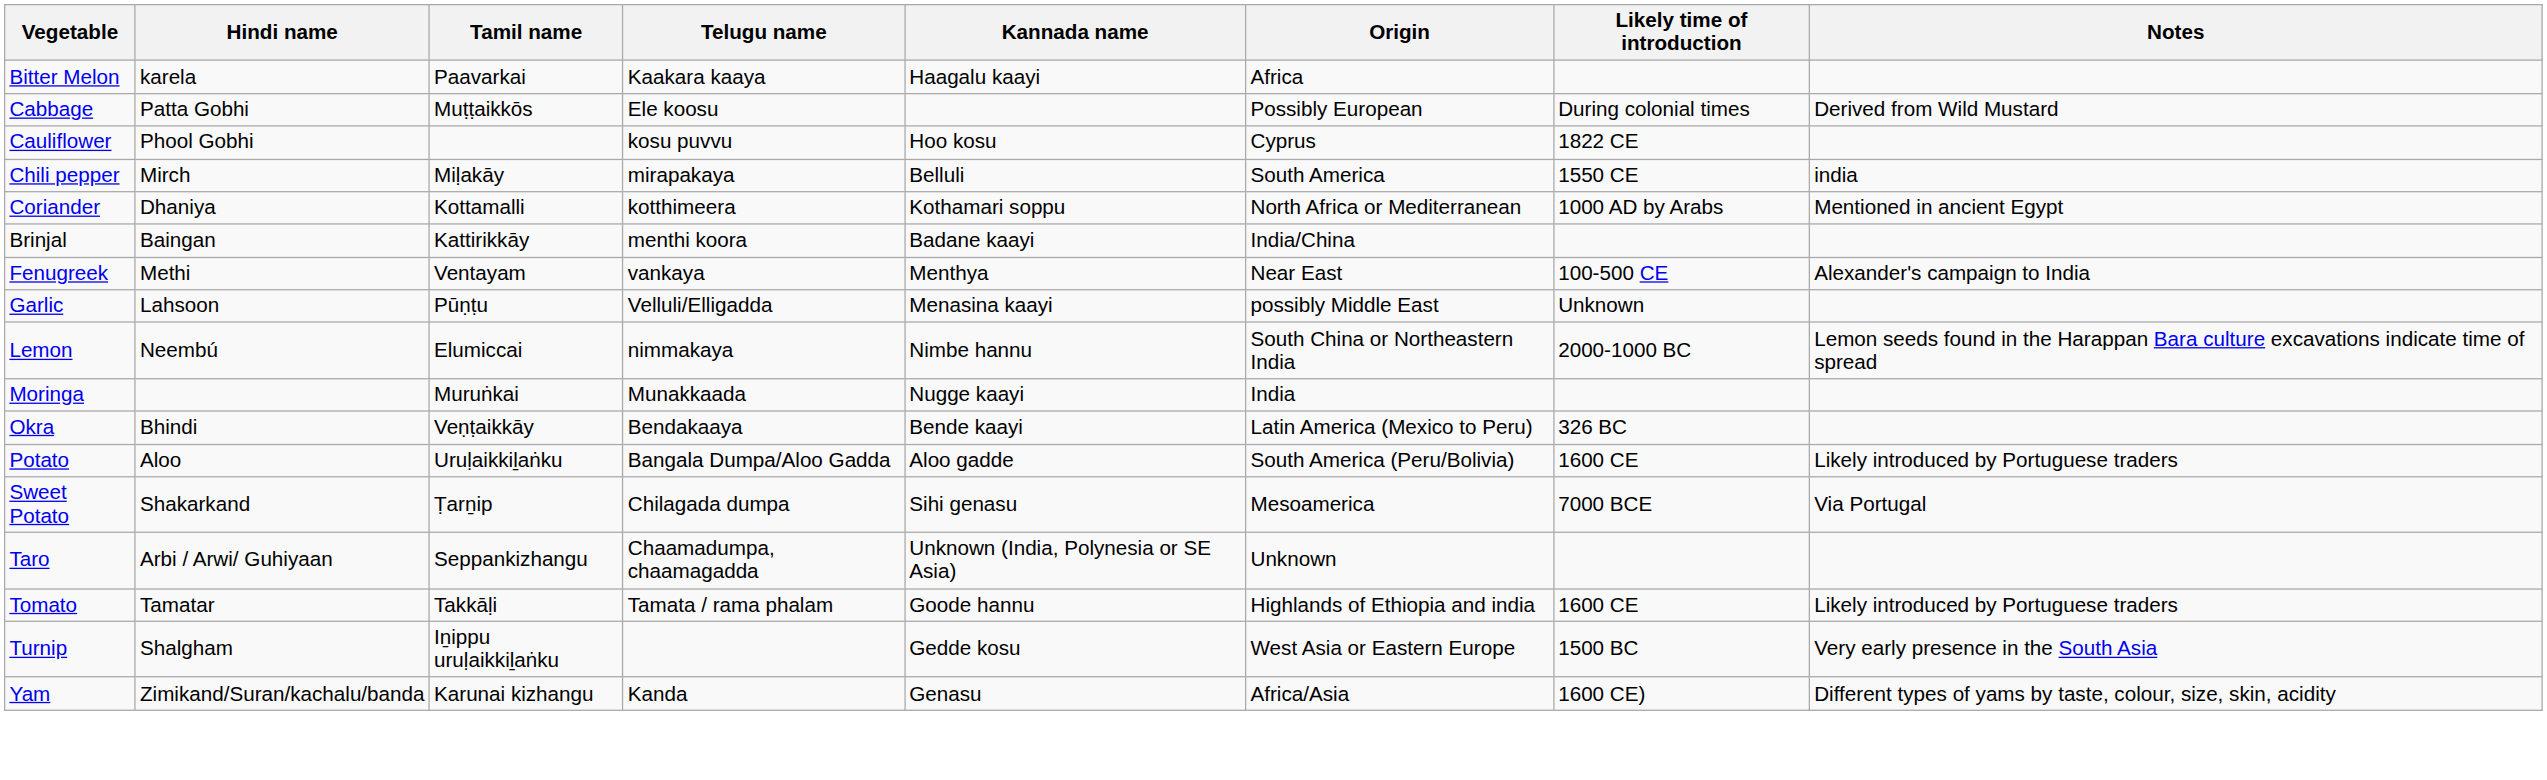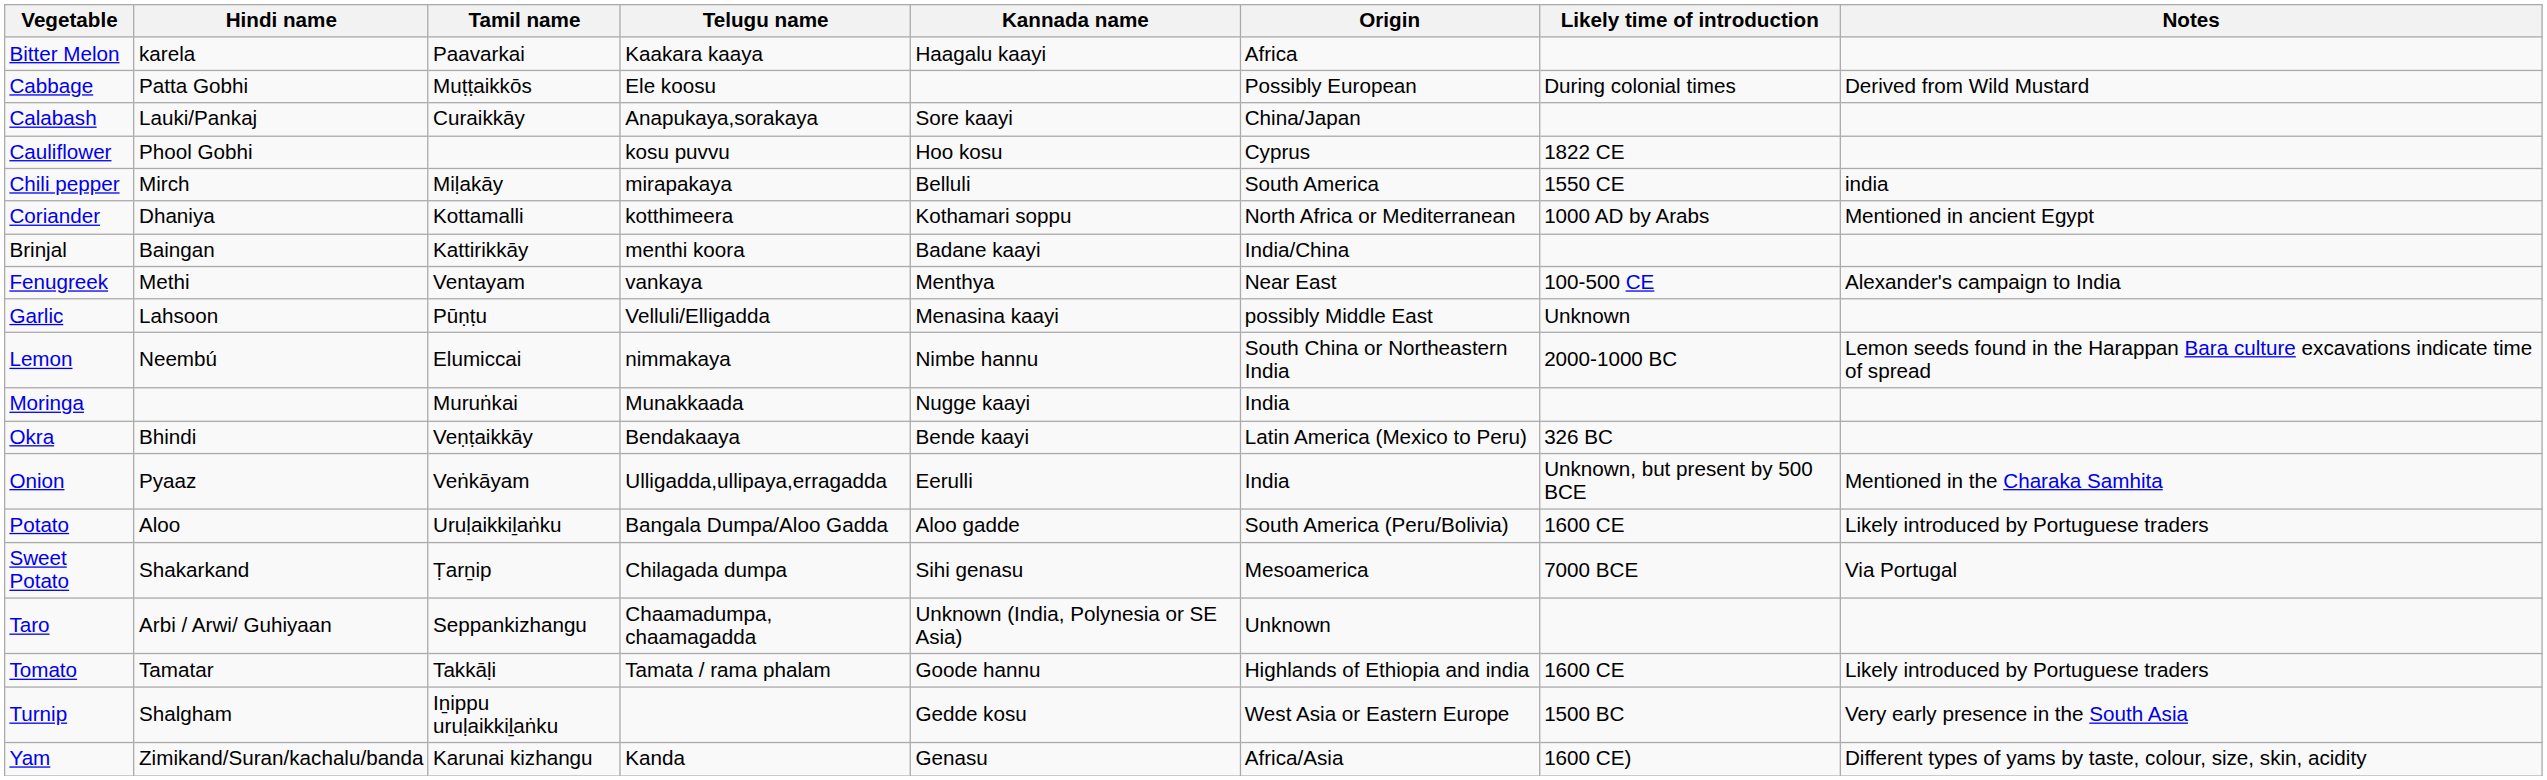+ row: (53, 119)
+ row: (37, 481)
